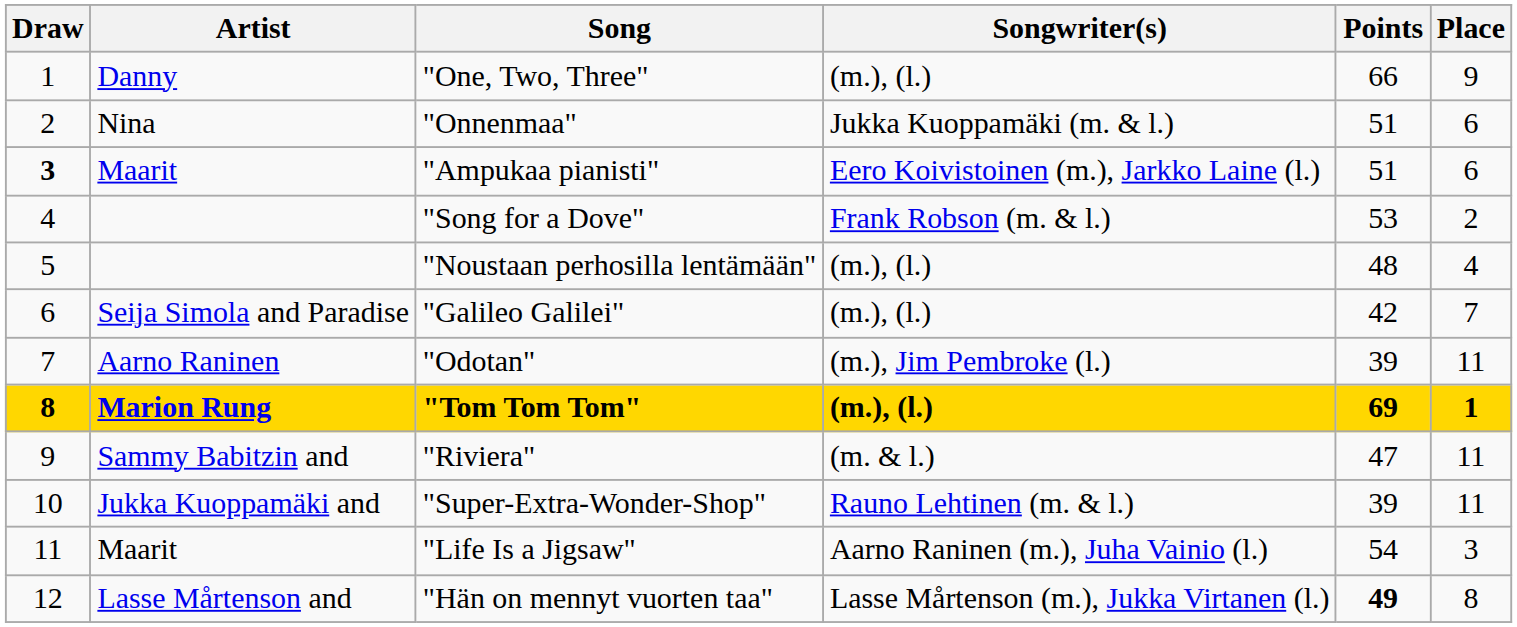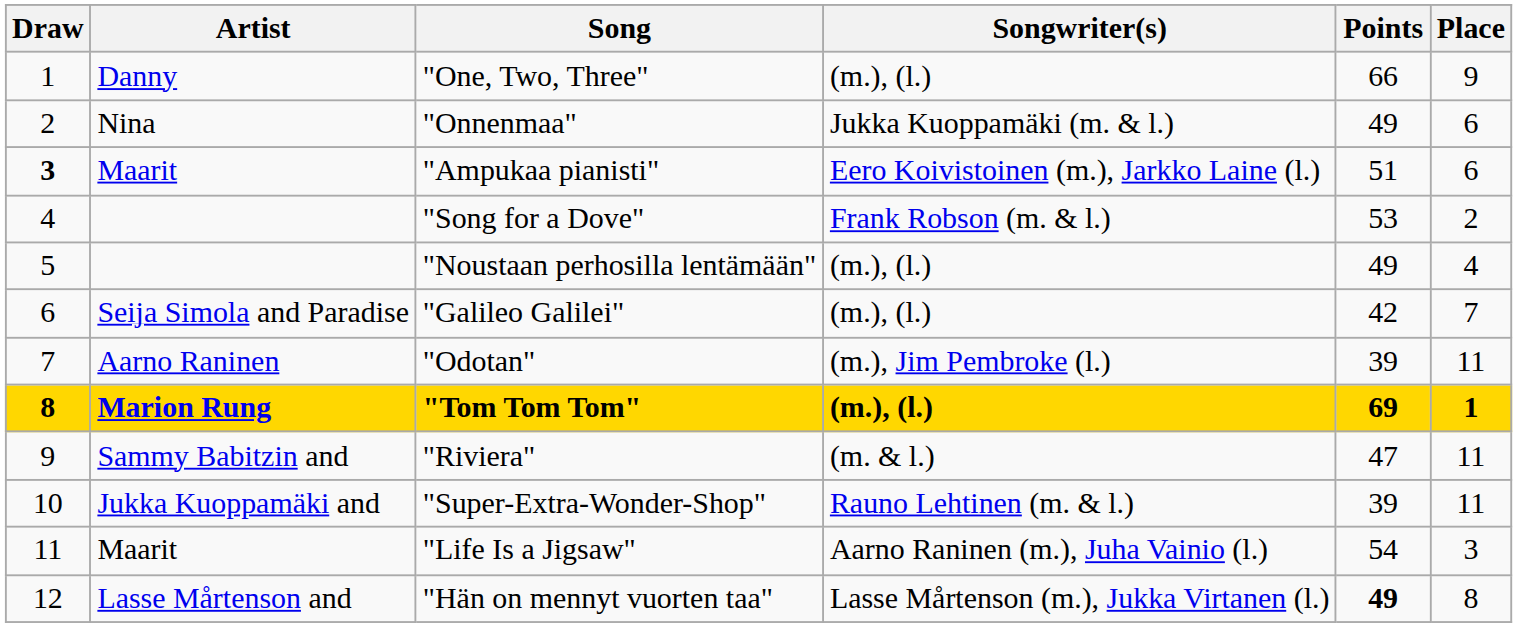(1383, 123) 51 -> (1383, 123) 49
(1383, 265) 48 -> (1383, 265) 49
